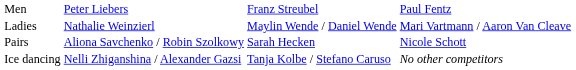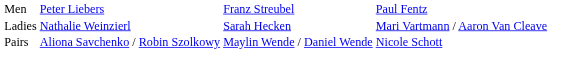(322, 25) Maylin Wende / Daniel Wende -> (257, 25) Sarah Hecken
(281, 42) Sarah Hecken -> (298, 42) Maylin Wende / Daniel Wende
- row: (32, 59)
